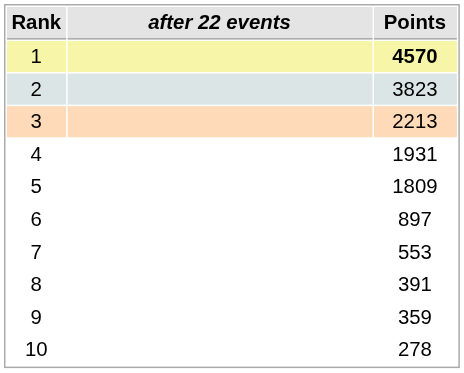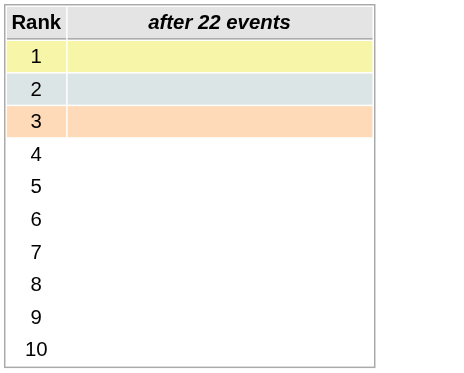- column: (415, 22)
